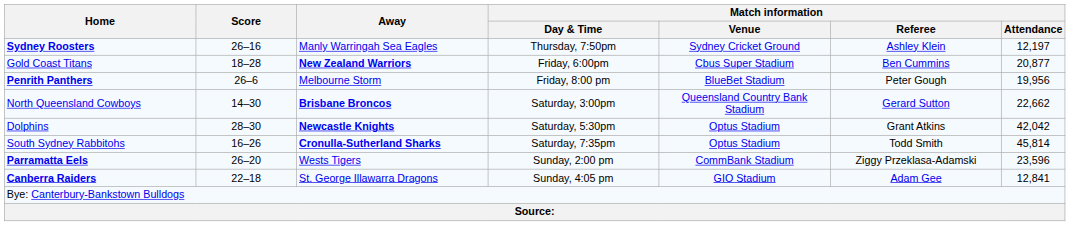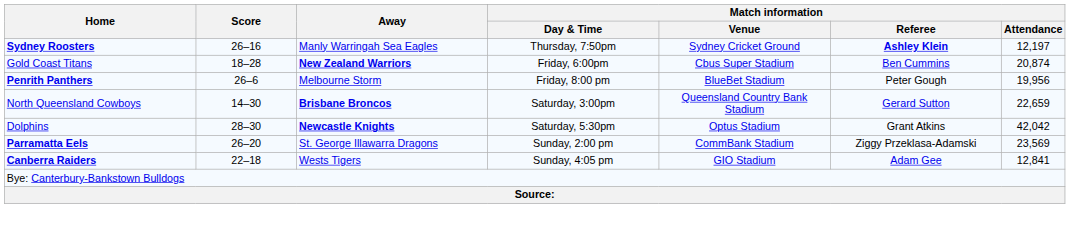(916, 47) normal -> (916, 47) bold
(1033, 64) 20,877 -> (1033, 64) 20,874
(1033, 104) 22,662 -> (1033, 104) 22,659
- row: (66, 144)
(330, 161) Wests Tigers -> (369, 144) St. George Illawarra Dragons
(1033, 161) 23,596 -> (1033, 144) 23,569
(368, 178) St. George Illawarra Dragons -> (330, 161) Wests Tigers
